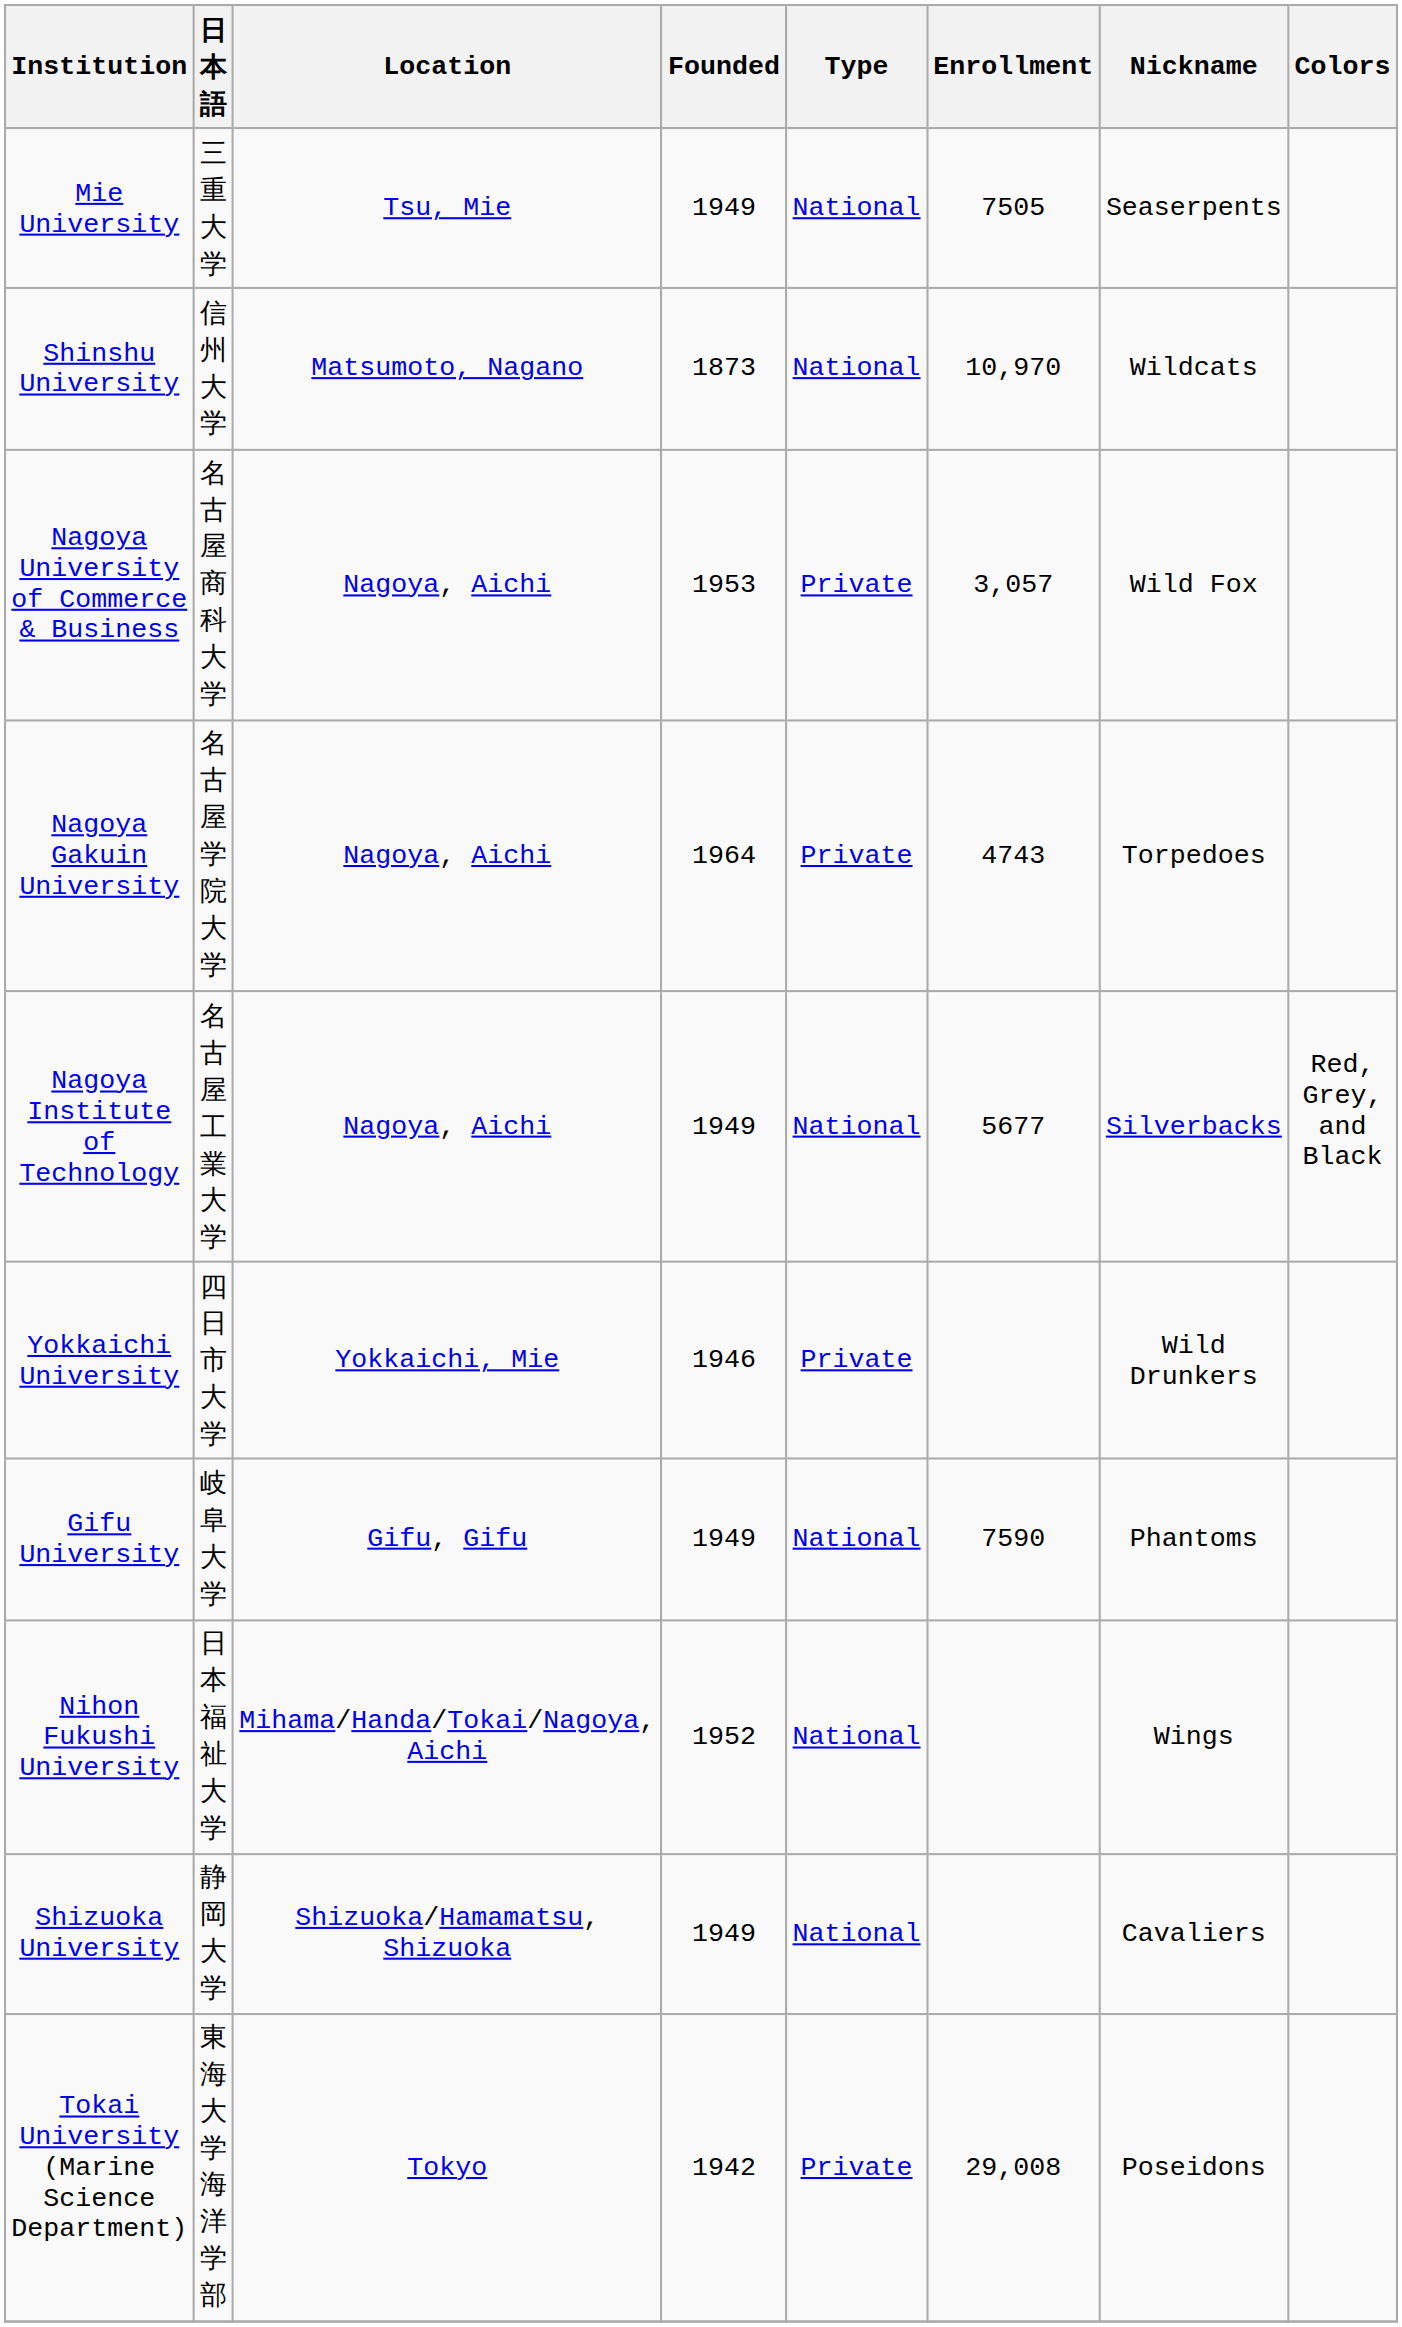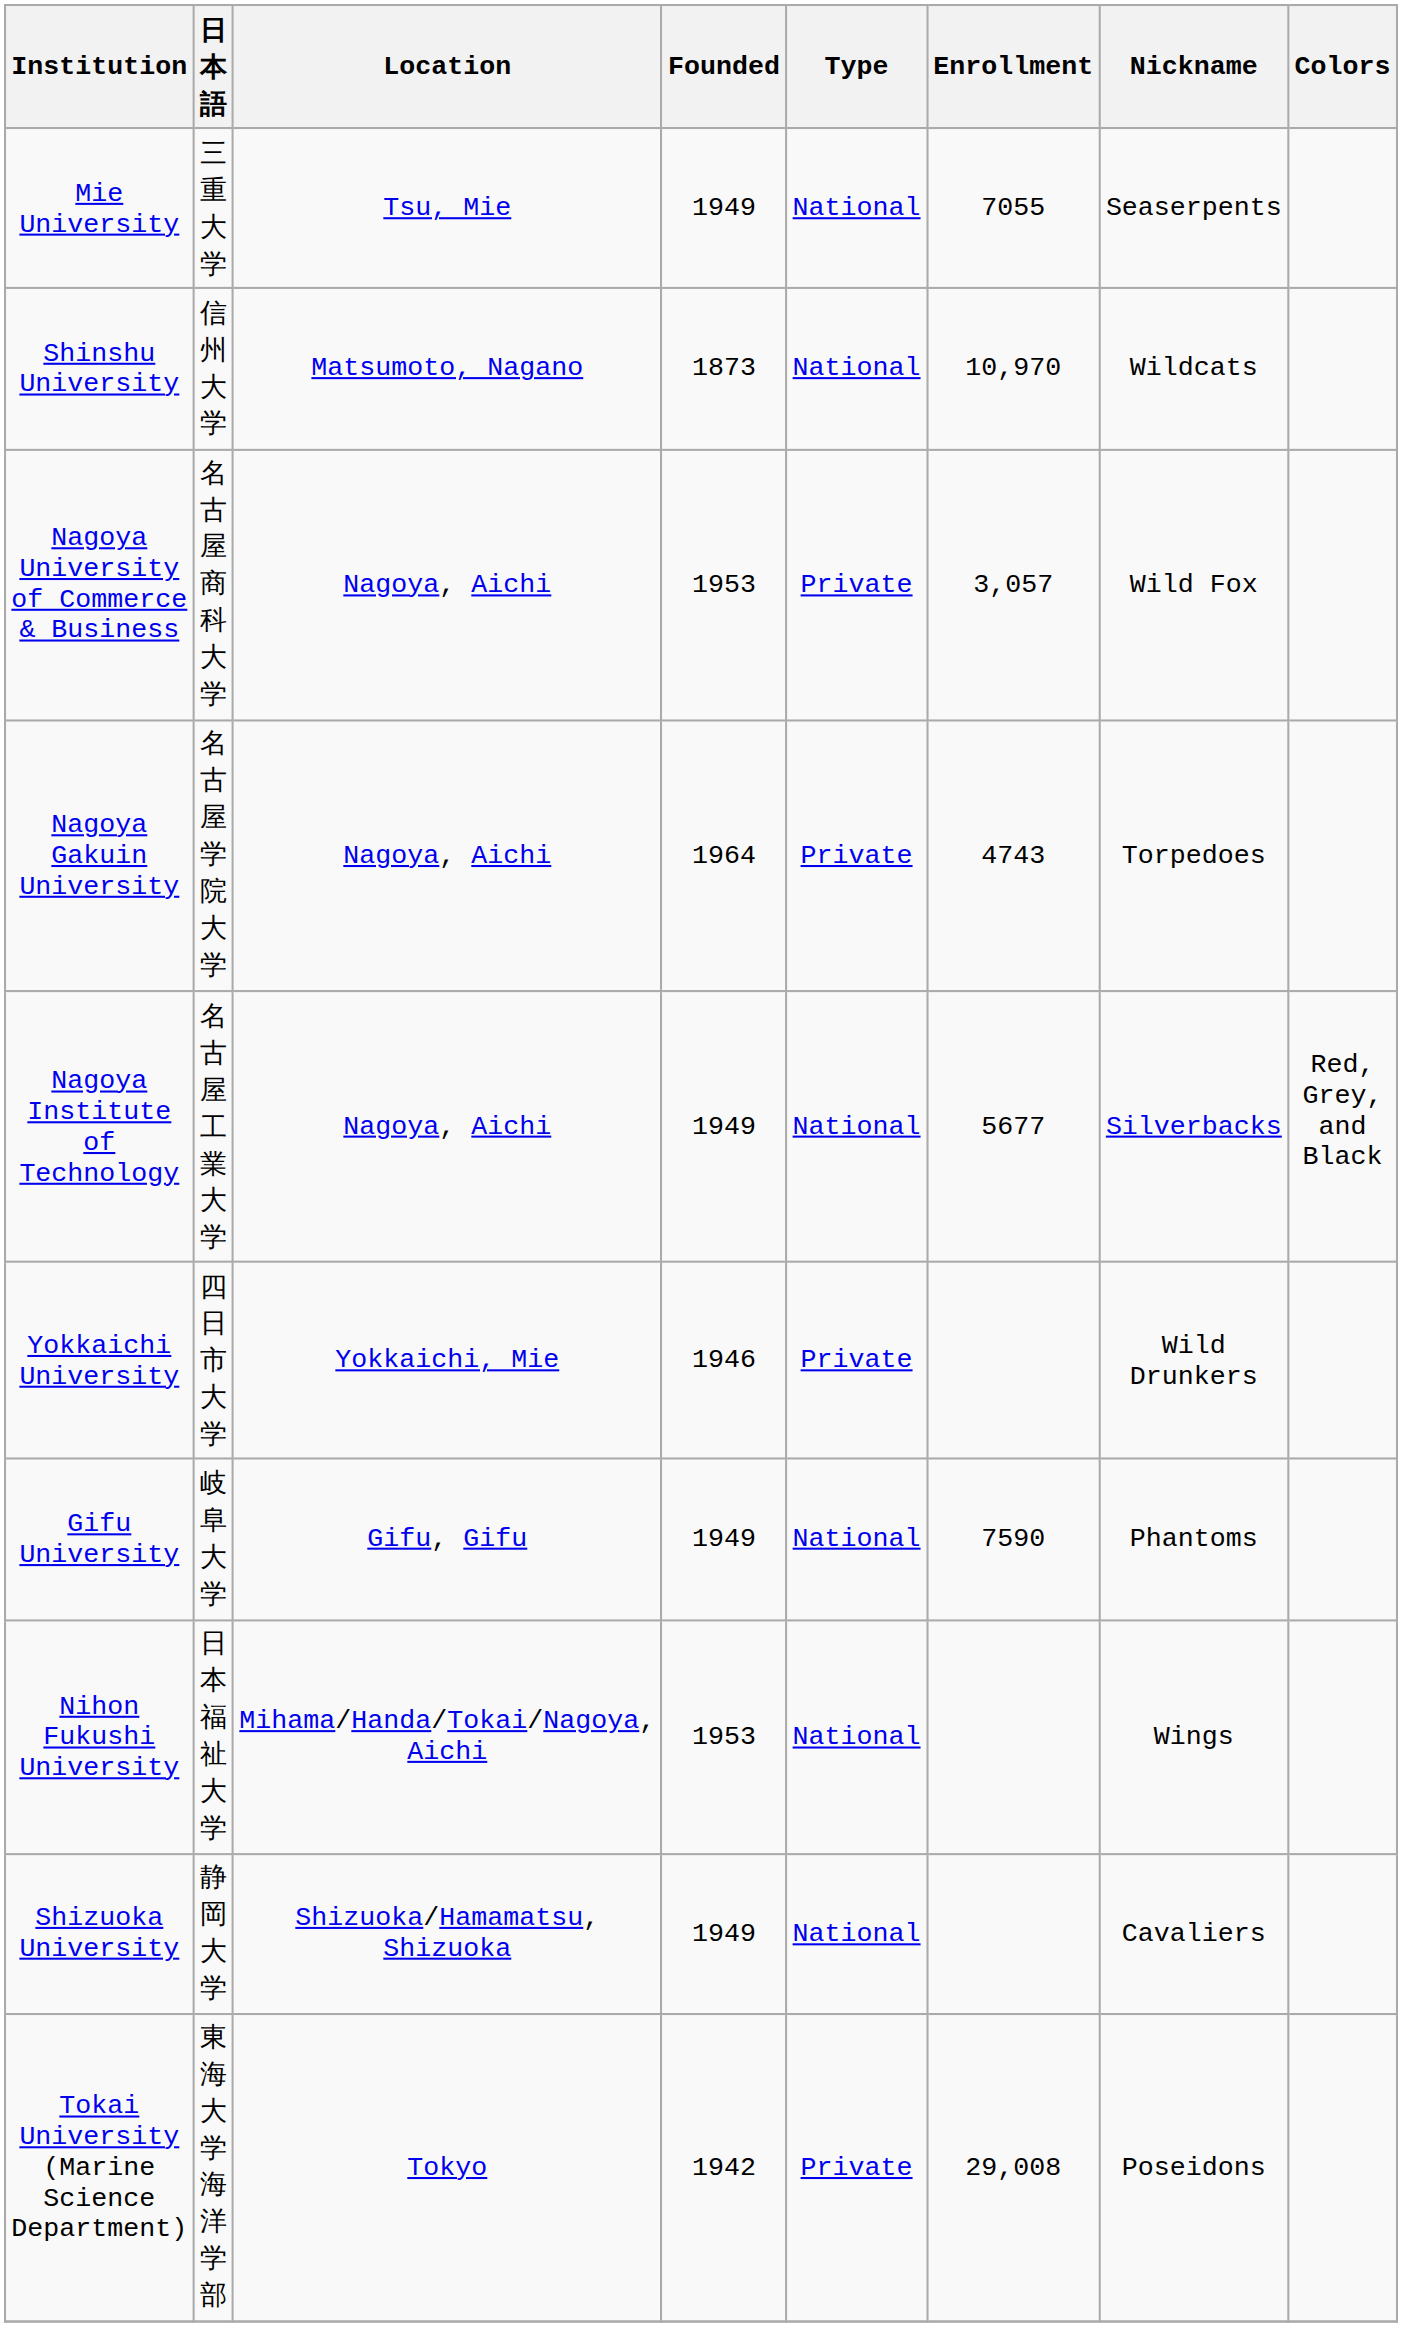(1013, 209) 7505 -> (1013, 209) 7055
(724, 1736) 1952 -> (724, 1736) 1953
